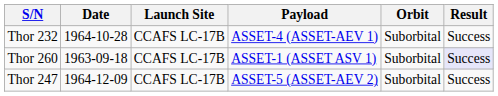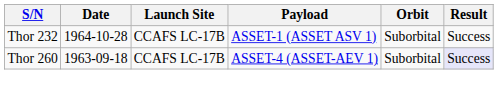(305, 36) ASSET-4 (ASSET-AEV 1) -> (304, 36) ASSET-1 (ASSET ASV 1)
(304, 58) ASSET-1 (ASSET ASV 1) -> (305, 58) ASSET-4 (ASSET-AEV 1)
- row: (33, 79)
